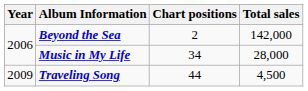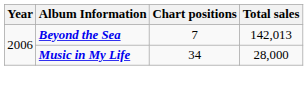(195, 34) 2 -> (195, 34) 7
(271, 34) 142,000 -> (271, 34) 142,013
- row: (79, 75)
